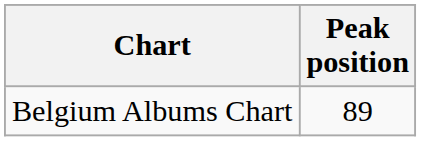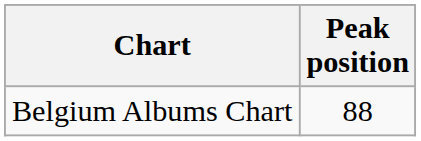(358, 110) 89 -> (358, 110) 88
